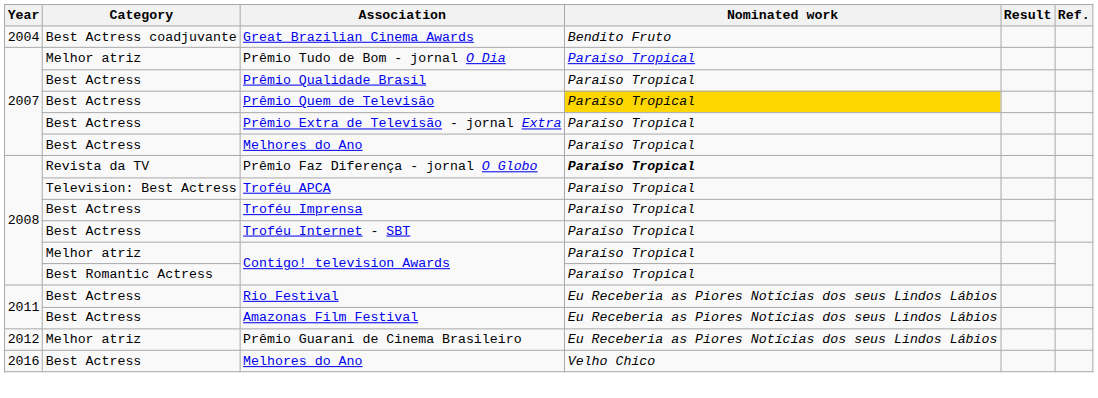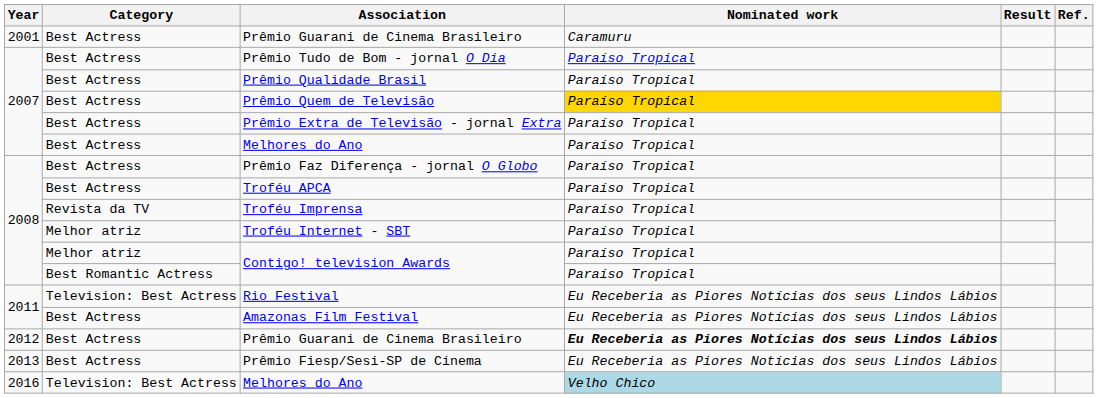+ row: (24, 37)
- row: (24, 37)
(94, 59) Melhor atriz -> (94, 59) Best Actress
(98, 167) Revista da TV -> (94, 167) Best Actress
(631, 167) bold -> (631, 167) normal
(141, 188) Television: Best Actress -> (94, 188) Best Actress
(94, 210) Best Actress -> (98, 210) Revista da TV
(94, 231) Best Actress -> (94, 231) Melhor atriz
(94, 296) Best Actress -> (141, 296) Television: Best Actress
(94, 339) Melhor atriz -> (94, 339) Best Actress
(783, 339) normal -> (783, 339) bold
+ row: (24, 361)
(94, 361) Best Actress -> (141, 383) Television: Best Actress
(612, 361) no background -> (612, 383) lightblue background
